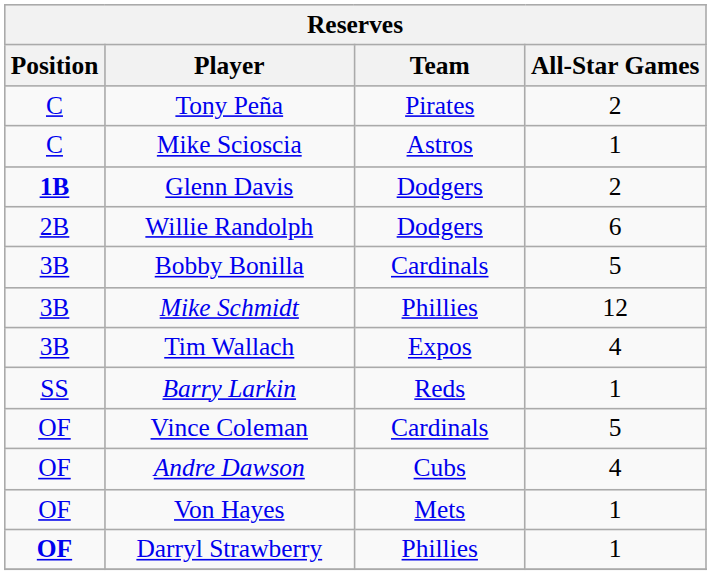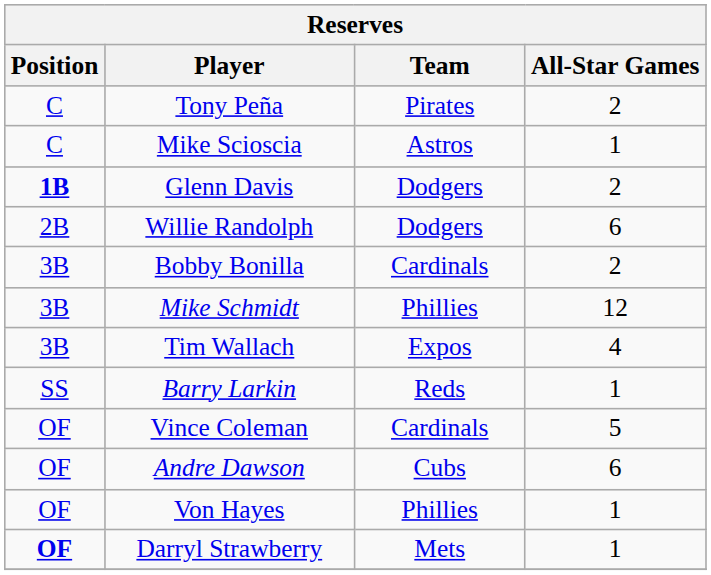(615, 266) 5 -> (615, 266) 2
(615, 468) 4 -> (615, 468) 6
(440, 508) Mets -> (440, 508) Phillies
(440, 549) Phillies -> (440, 549) Mets
